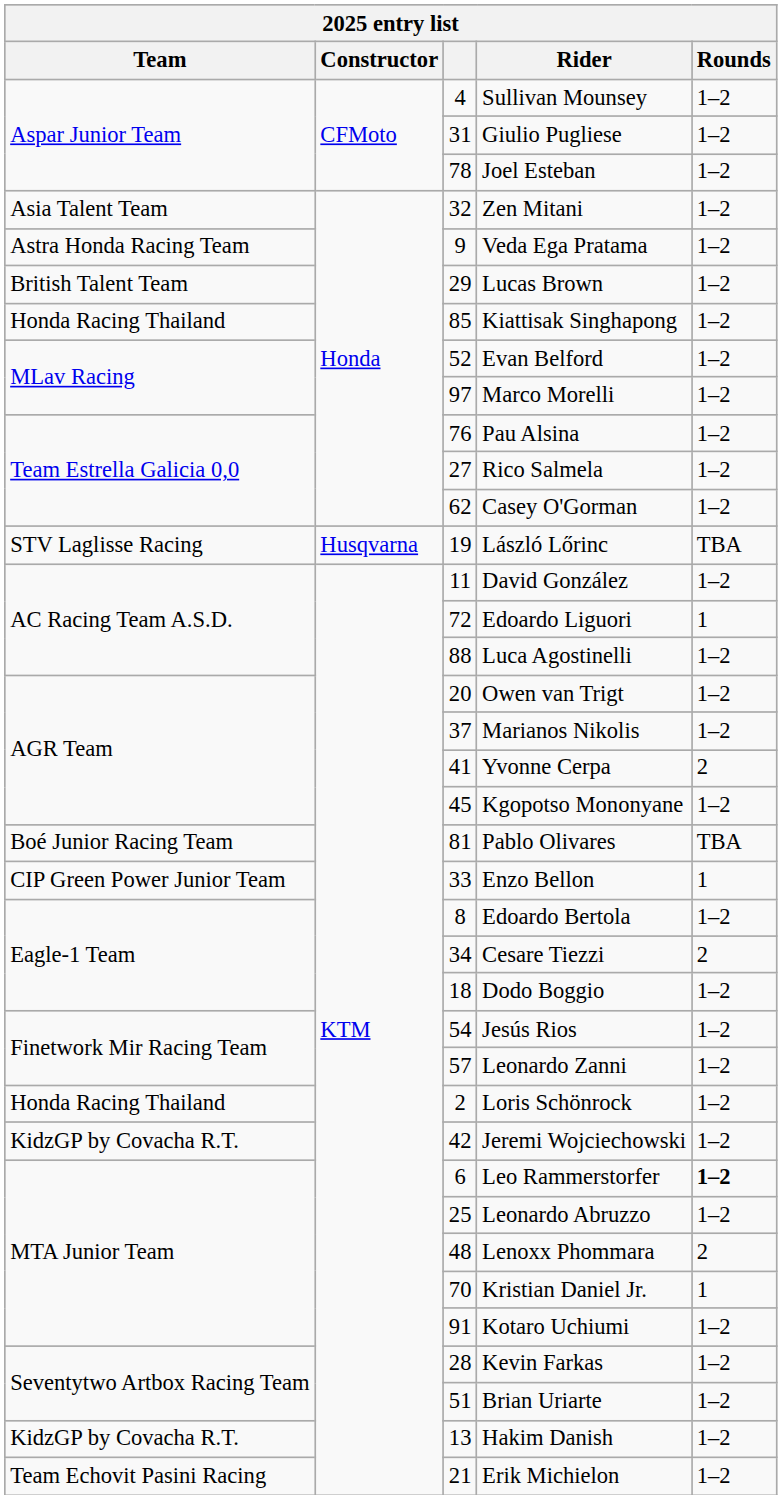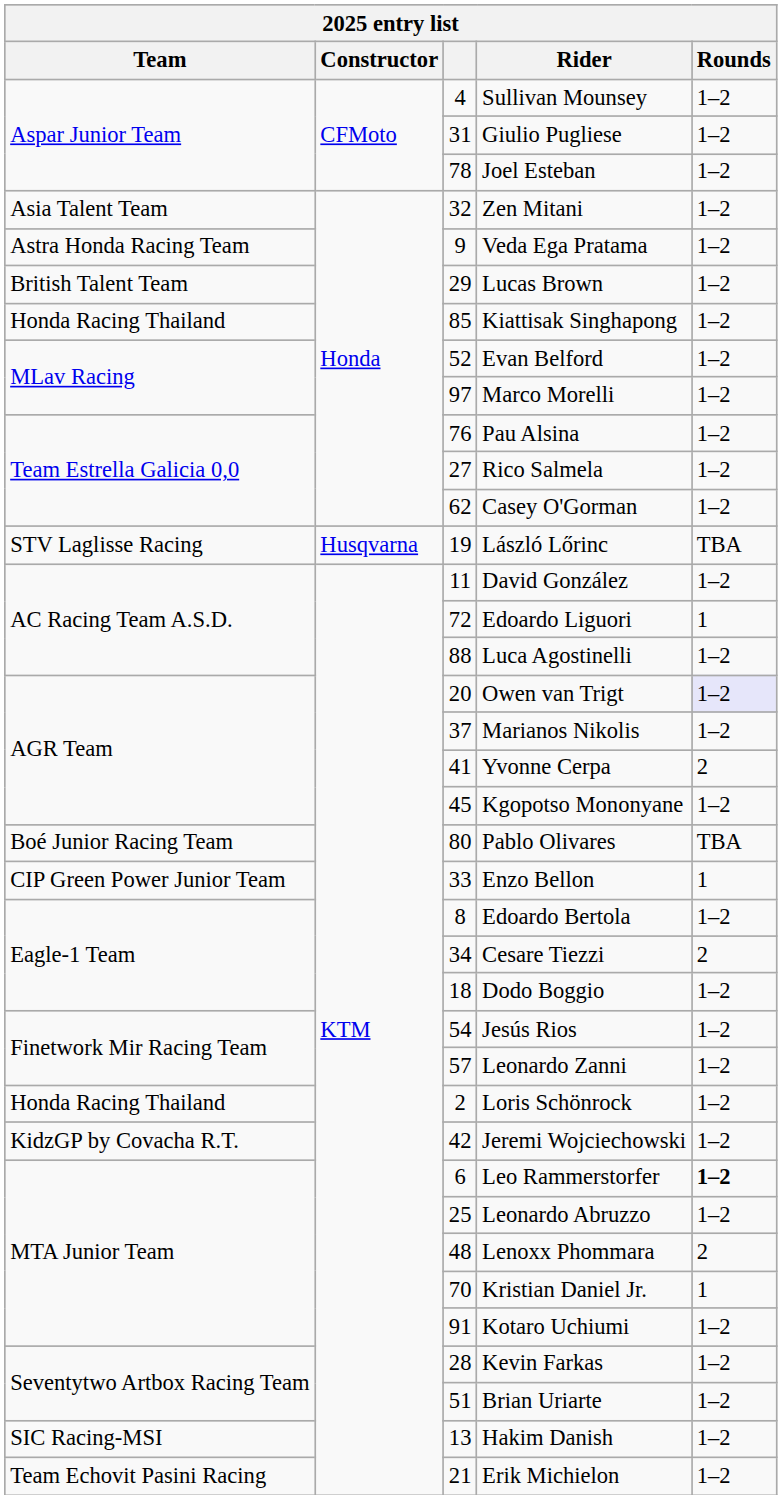(714, 693) no background -> (714, 693) lavender background
(460, 842) 81 -> (460, 842) 80
(125, 1438) KidzGP by Covacha R.T. -> (86, 1438) SIC Racing-MSI
